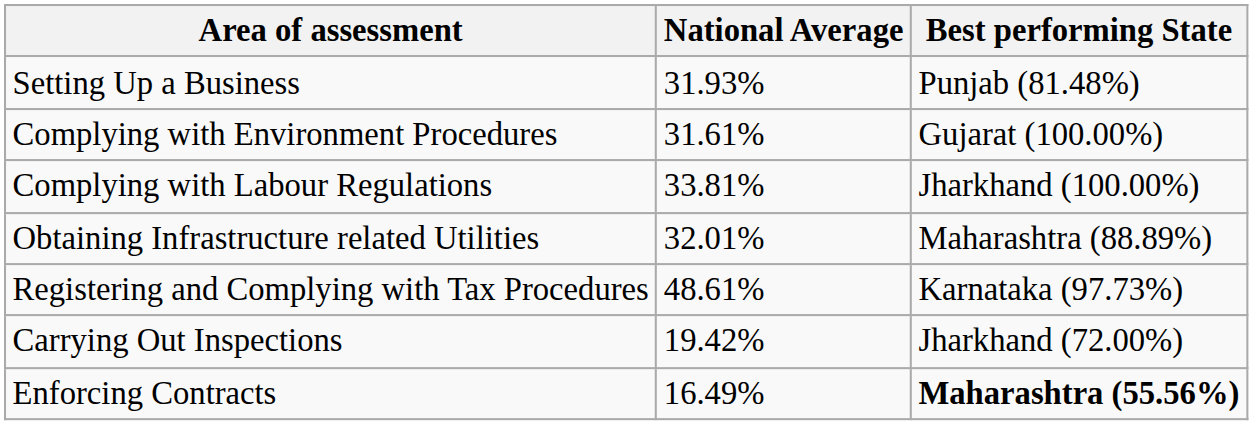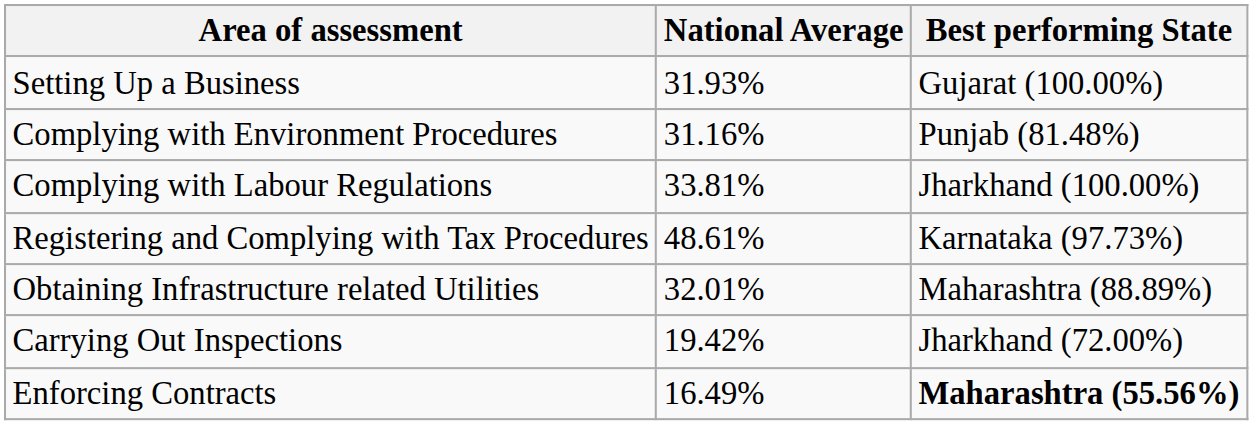(1029, 82) Punjab (81.48%) -> (1041, 82) Gujarat (100.00%)
(714, 133) 31.61% -> (714, 133) 31.16%
(1041, 133) Gujarat (100.00%) -> (1029, 133) Punjab (81.48%)
rows swapped: (276, 237) <-> (331, 289)
